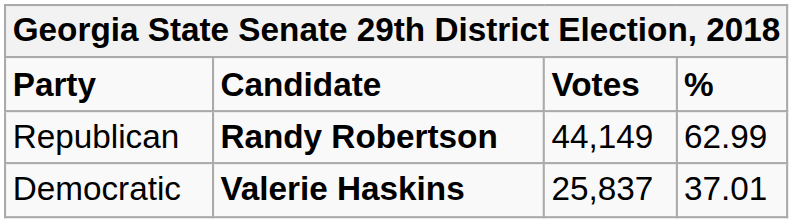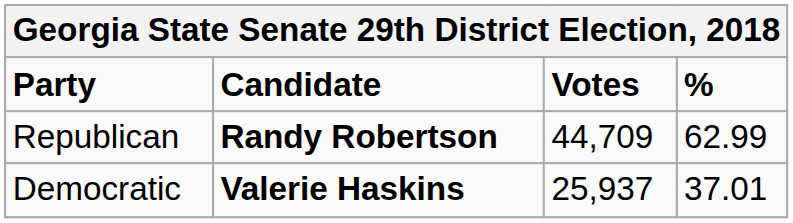(602, 136) 44,149 -> (602, 136) 44,709
(602, 189) 25,837 -> (602, 189) 25,937
